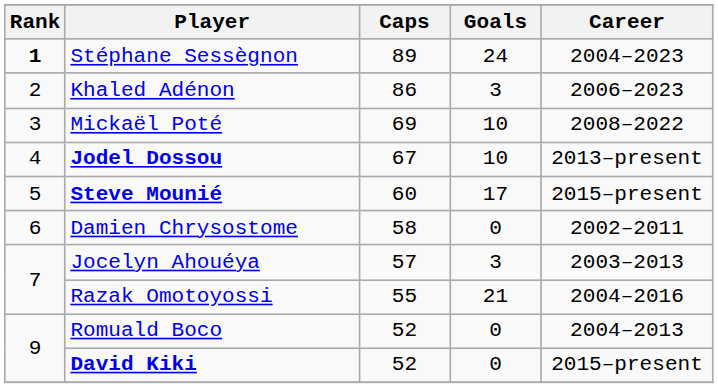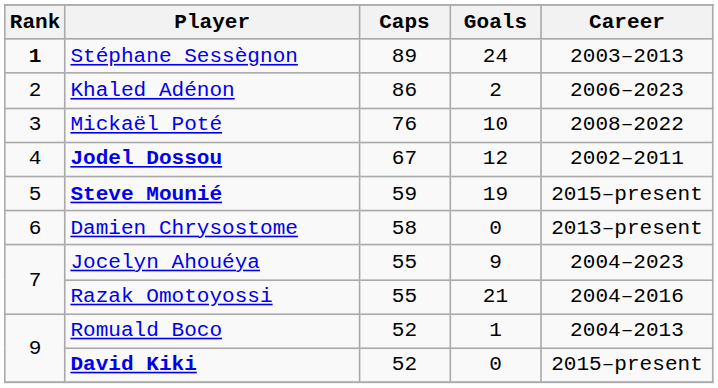(627, 56) 2004–2023 -> (627, 56) 2003–2013
(495, 91) 3 -> (495, 91) 2
(404, 125) 69 -> (404, 125) 76
(495, 159) 10 -> (495, 159) 12
(627, 159) 2013–present -> (627, 159) 2002–2011
(404, 194) 60 -> (404, 194) 59
(495, 194) 17 -> (495, 194) 19
(627, 228) 2002–2011 -> (627, 228) 2013–present
(404, 262) 57 -> (404, 262) 55
(495, 262) 3 -> (495, 262) 9
(627, 262) 2003–2013 -> (627, 262) 2004–2023
(495, 331) 0 -> (495, 331) 1
